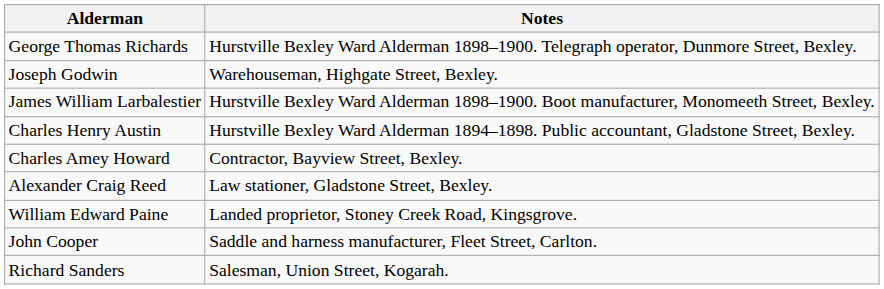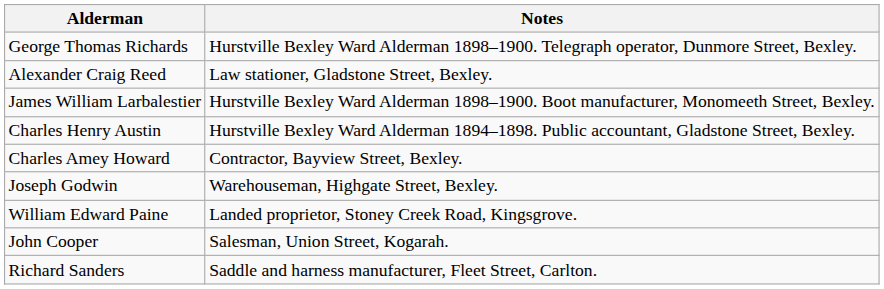rows swapped: (87, 185) <-> (63, 74)
(403, 241) Saddle and harness manufacturer, Fleet Street, Carlton. -> (329, 241) Salesman, Union Street, Kogarah.
(329, 269) Salesman, Union Street, Kogarah. -> (403, 269) Saddle and harness manufacturer, Fleet Street, Carlton.
